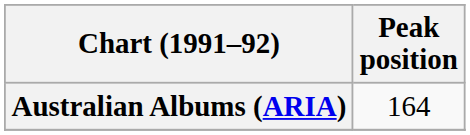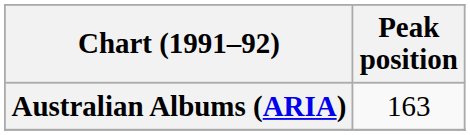(409, 105) 164 -> (409, 105) 163
